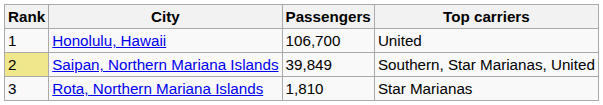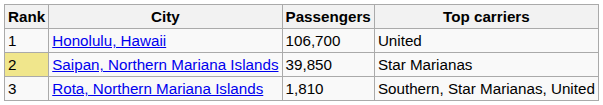(309, 65) 39,849 -> (309, 65) 39,850
(486, 65) Southern, Star Marianas, United -> (425, 65) Star Marianas
(425, 89) Star Marianas -> (486, 89) Southern, Star Marianas, United
